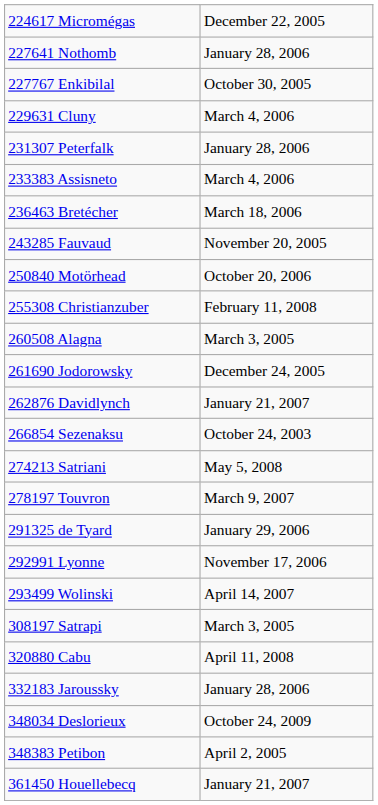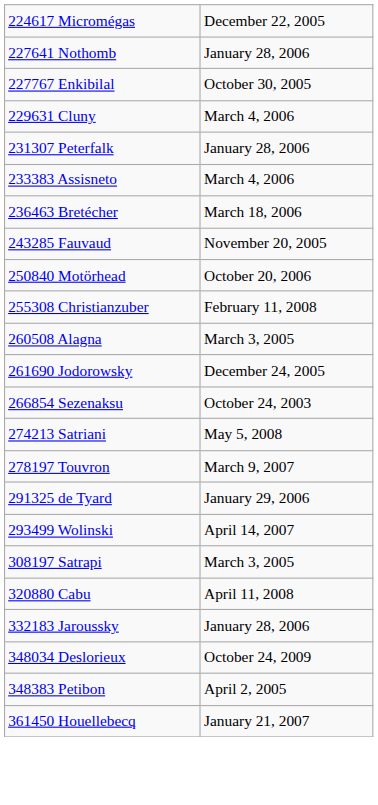- row: (69, 402)
- row: (56, 561)
